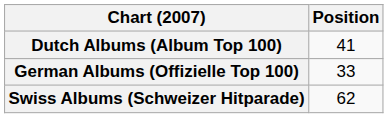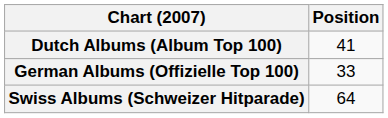(346, 98) 62 -> (346, 98) 64
